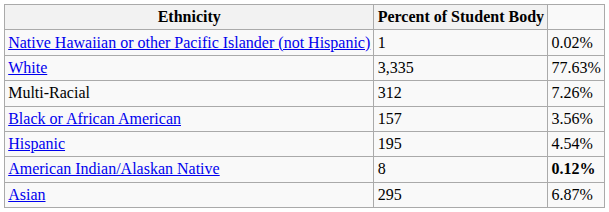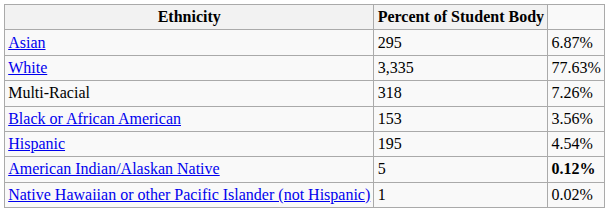rows swapped: (27, 194) <-> (189, 42)
(390, 93) 312 -> (390, 93) 318
(390, 118) 157 -> (390, 118) 153
(382, 169) 8 -> (382, 169) 5
